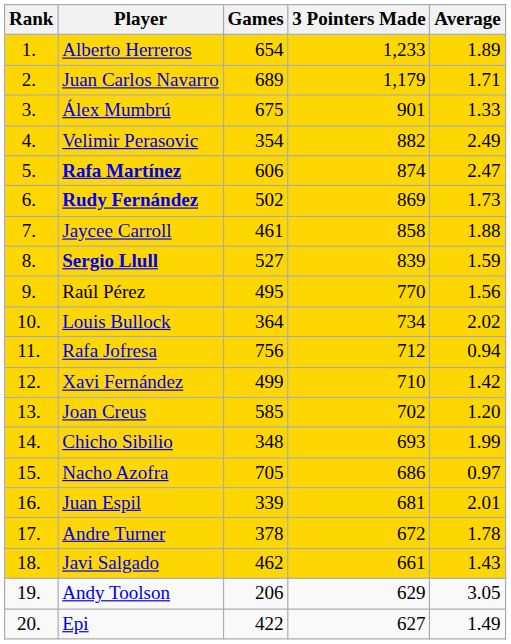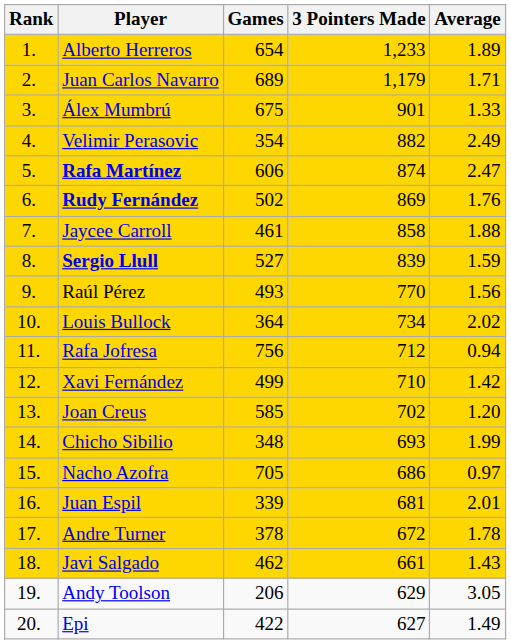(482, 200) 1.73 -> (482, 200) 1.76
(267, 291) 495 -> (267, 291) 493
